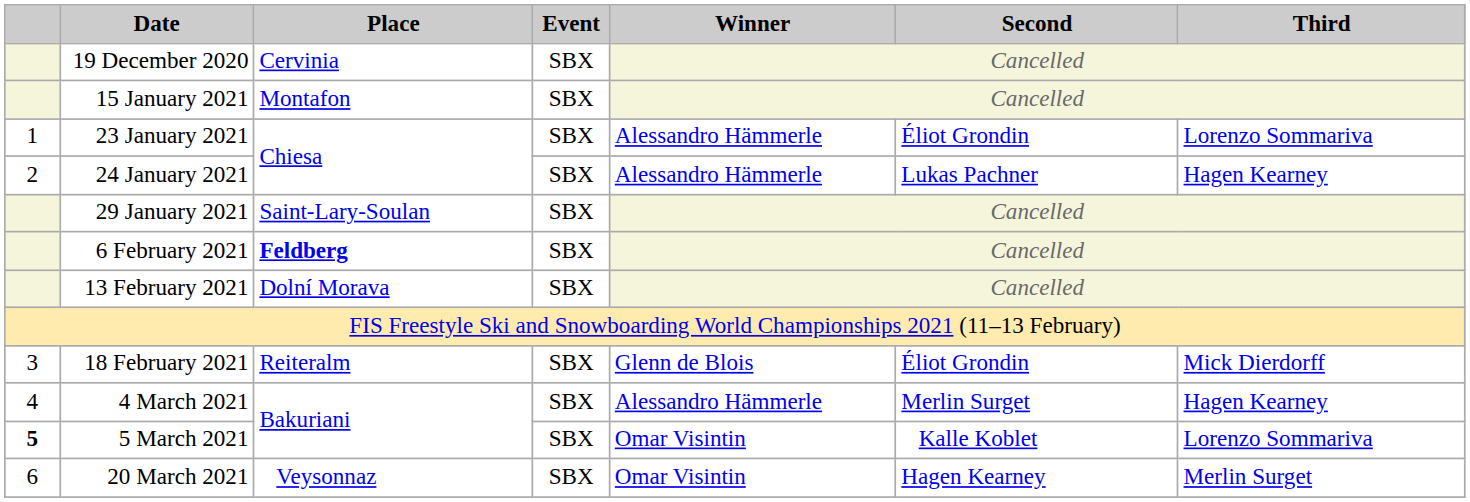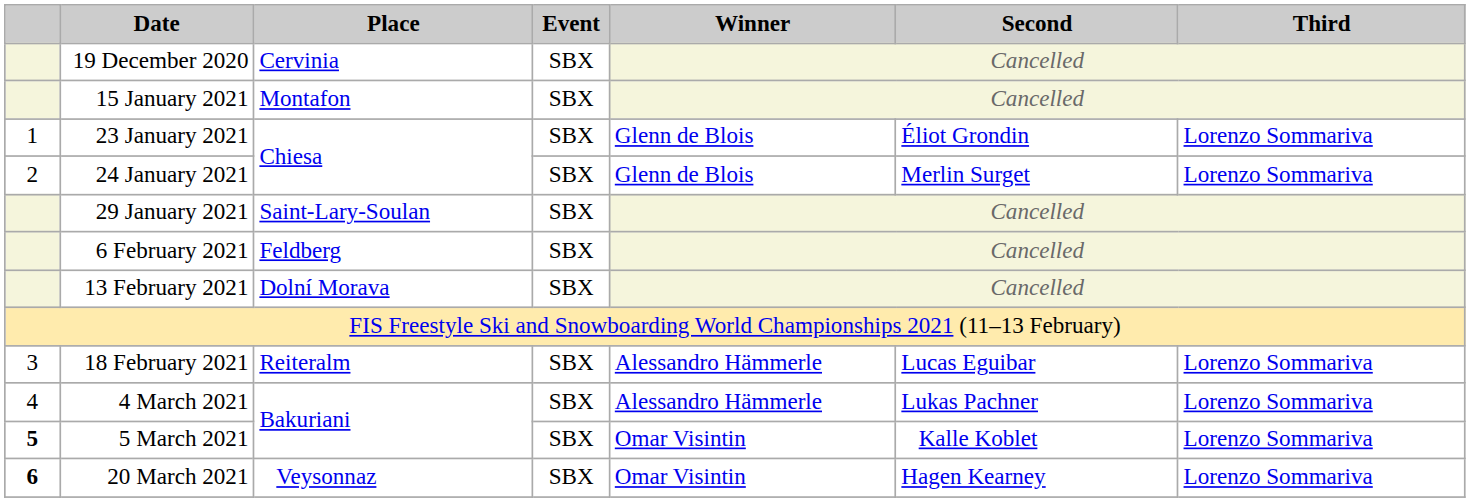(718, 136) Alessandro Hämmerle -> (684, 136) Glenn de Blois
(718, 174) Alessandro Hämmerle -> (684, 174) Glenn de Blois
(970, 174) Lukas Pachner -> (966, 174) Merlin Surget
(1256, 174) Hagen Kearney -> (1278, 174) Lorenzo Sommariva
(304, 249) bold -> (300, 249) normal
(684, 363) Glenn de Blois -> (718, 363) Alessandro Hämmerle
(965, 363) Éliot Grondin -> (968, 363) Lucas Eguibar
(1254, 363) Mick Dierdorff -> (1278, 363) Lorenzo Sommariva
(966, 401) Merlin Surget -> (970, 401) Lukas Pachner
(1256, 401) Hagen Kearney -> (1278, 401) Lorenzo Sommariva
(32, 476) normal -> (32, 476) bold
(1248, 476) Merlin Surget -> (1278, 476) Lorenzo Sommariva
